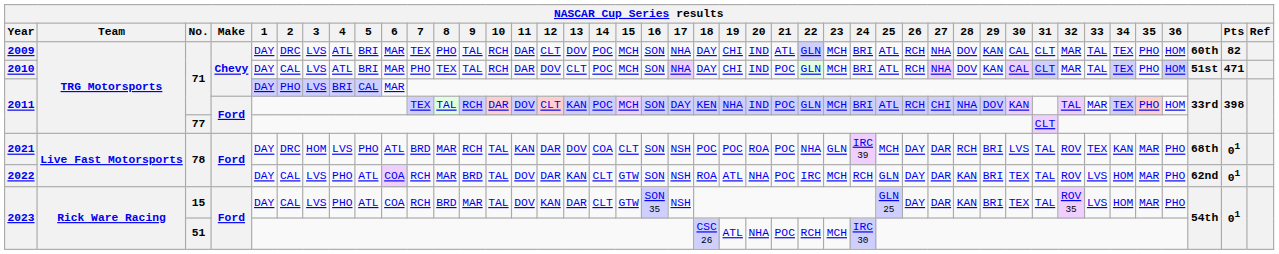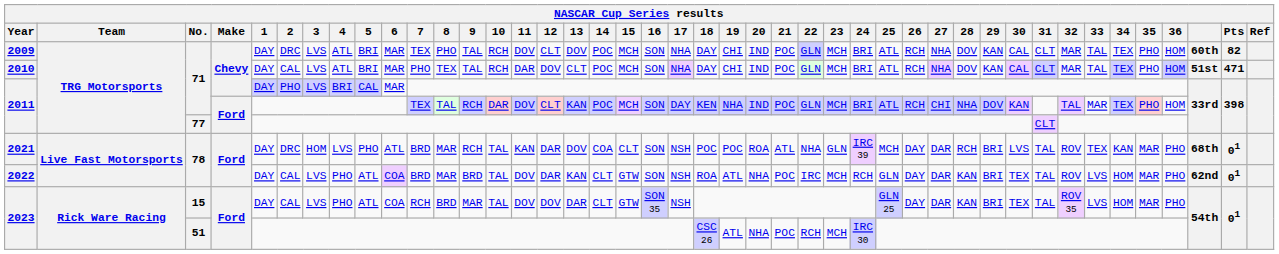(524, 50) DAR -> (524, 50) DOV
(785, 50) ATL -> (785, 50) POC
(785, 149) POC -> (785, 149) ATL
(420, 176) RCH -> (420, 176) BRD
(551, 202) KAN -> (551, 202) DOV
